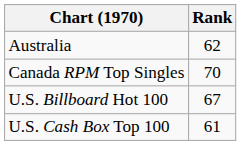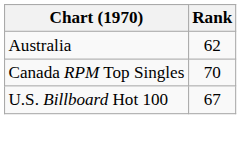- row: (89, 126)
